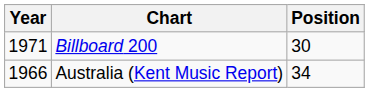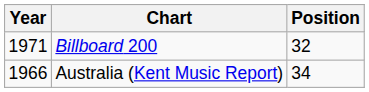(301, 45) 30 -> (301, 45) 32
